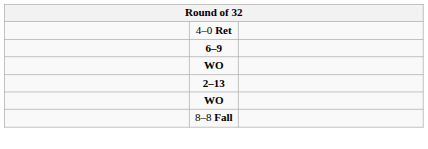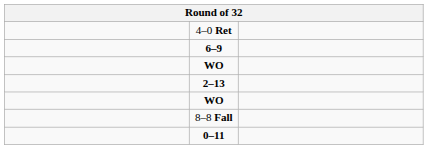+ row: (97, 136)
